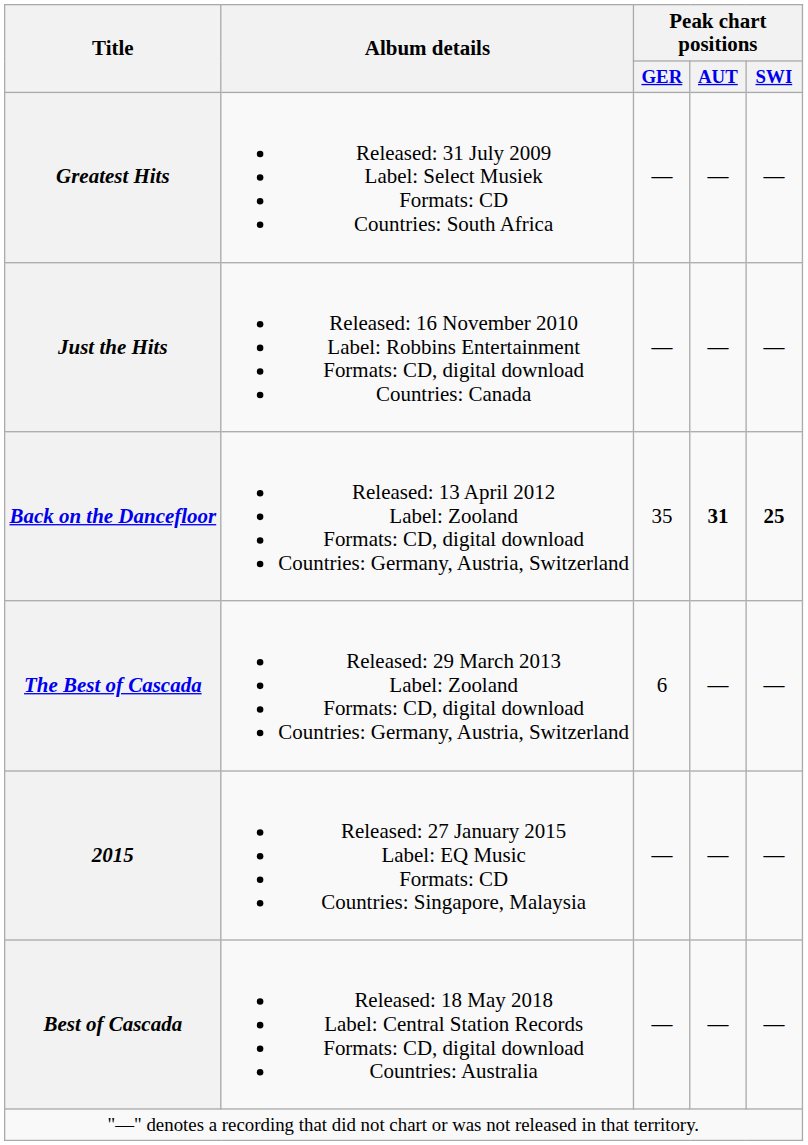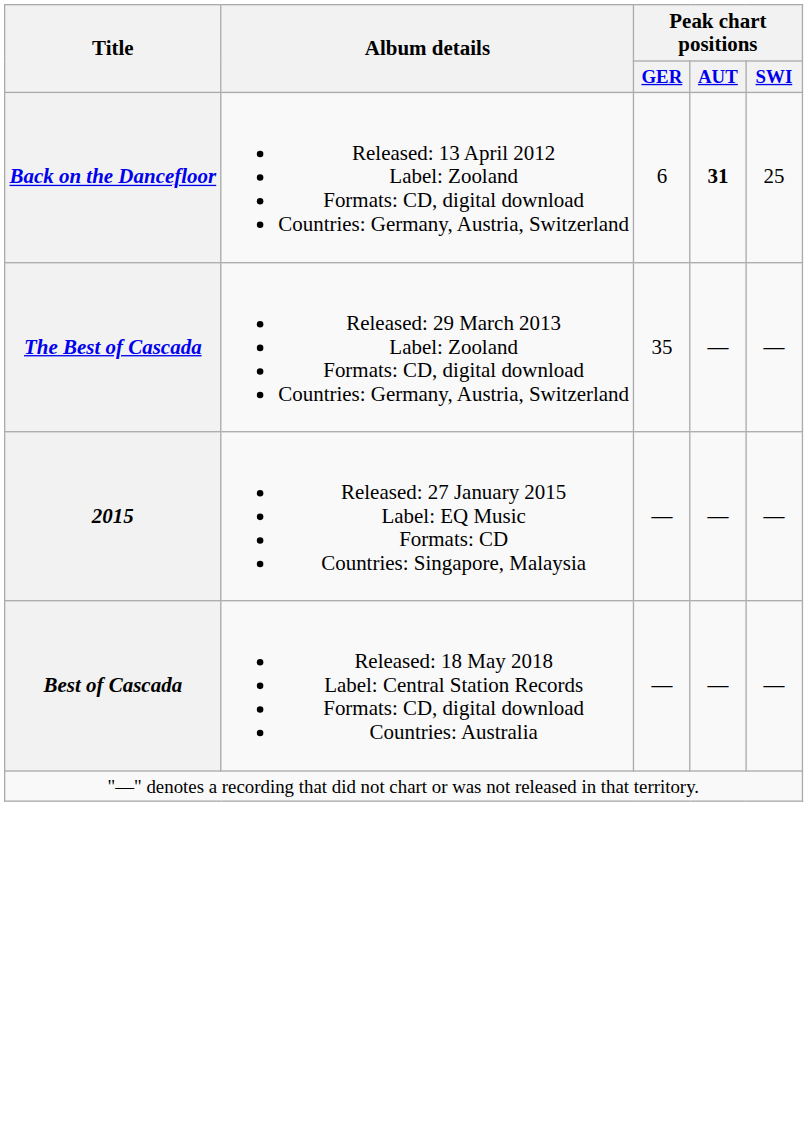- row: (113, 177)
- row: (113, 346)
(662, 516) 35 -> (662, 177) 6
(774, 516) bold -> (774, 177) normal
(662, 685) 6 -> (662, 346) 35
